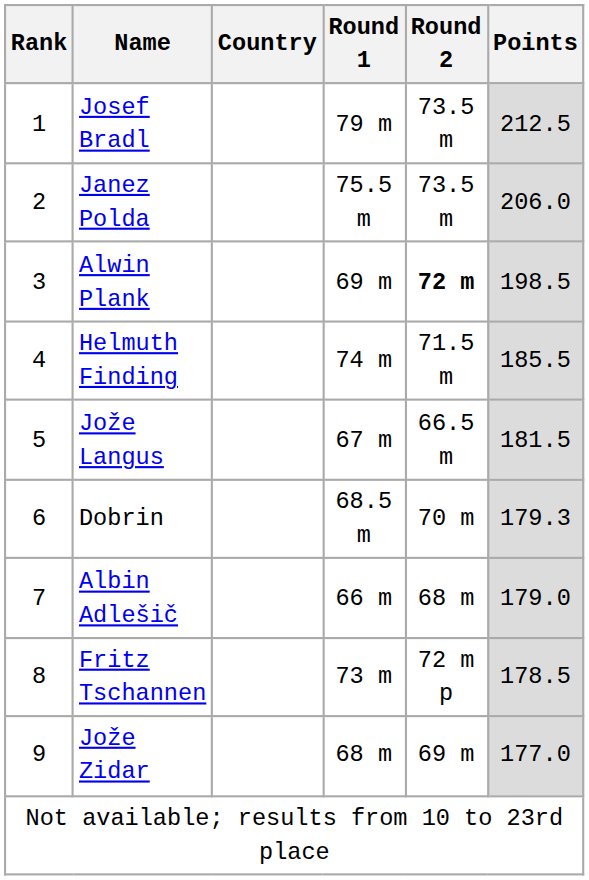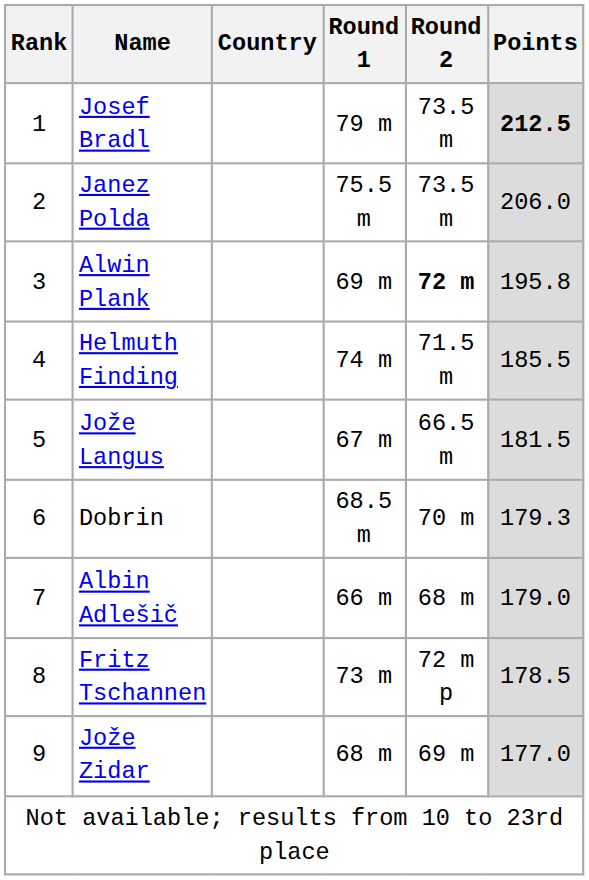(535, 124) normal -> (535, 124) bold
(535, 282) 198.5 -> (535, 282) 195.8
